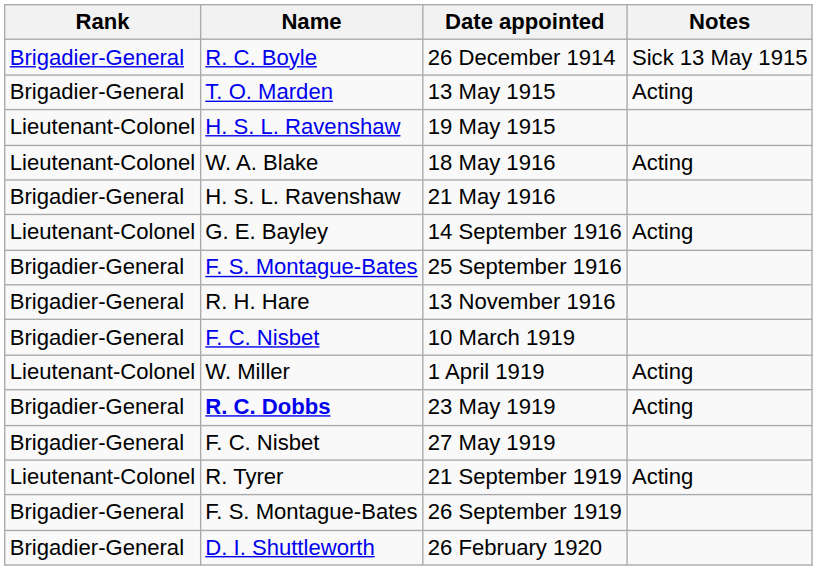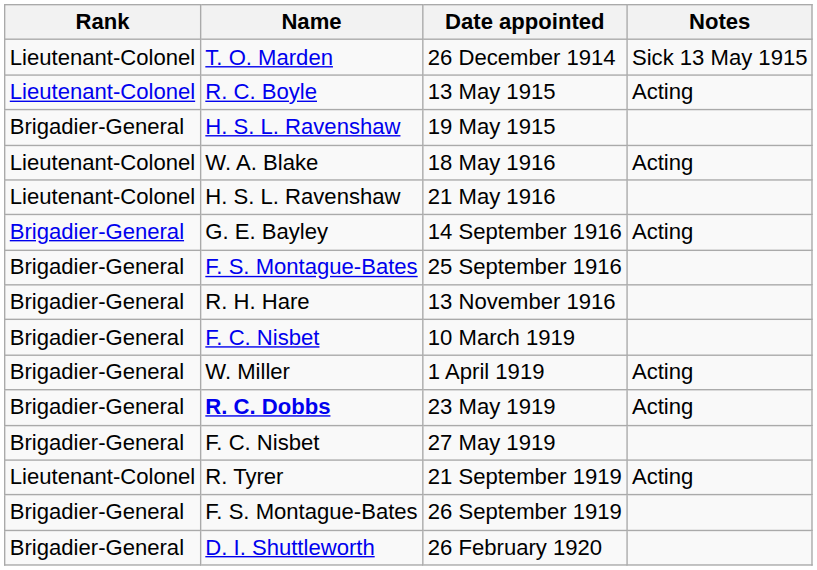(97, 57) Brigadier-General -> (102, 57) Lieutenant-Colonel
(261, 57) R. C. Boyle -> (269, 57) T. O. Marden
(97, 92) Brigadier-General -> (102, 92) Lieutenant-Colonel
(269, 92) T. O. Marden -> (261, 92) R. C. Boyle
(102, 127) Lieutenant-Colonel -> (97, 127) Brigadier-General
(97, 197) Brigadier-General -> (102, 197) Lieutenant-Colonel
(102, 232) Lieutenant-Colonel -> (97, 232) Brigadier-General
(102, 372) Lieutenant-Colonel -> (97, 372) Brigadier-General
